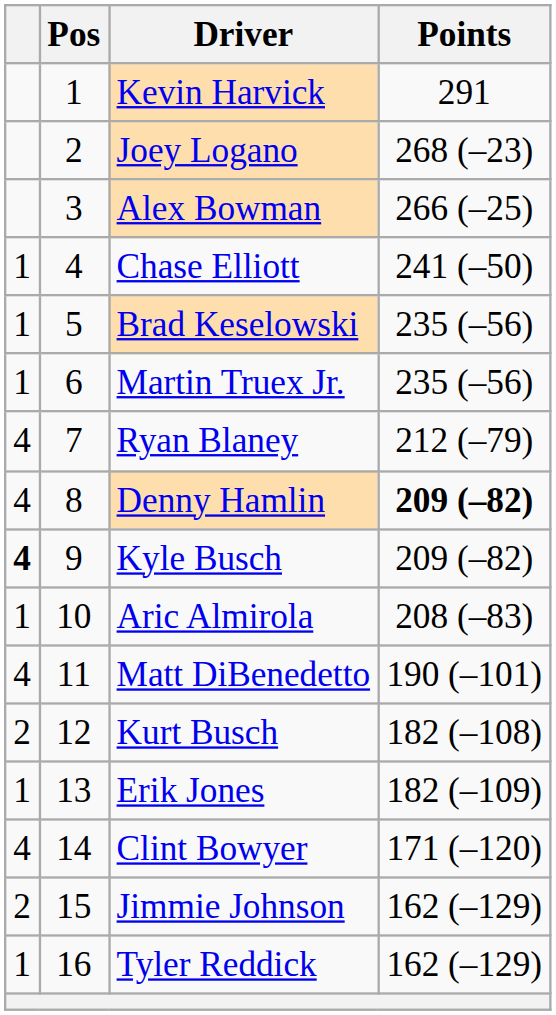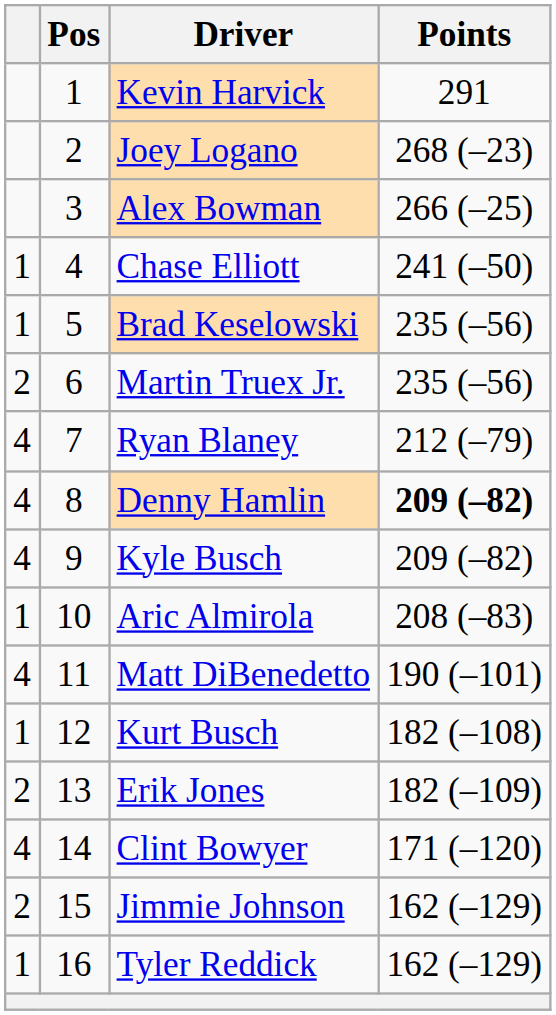(22, 382) 1 -> (22, 382) 2
(22, 557) bold -> (22, 557) normal
(22, 731) 2 -> (22, 731) 1
(22, 789) 1 -> (22, 789) 2
